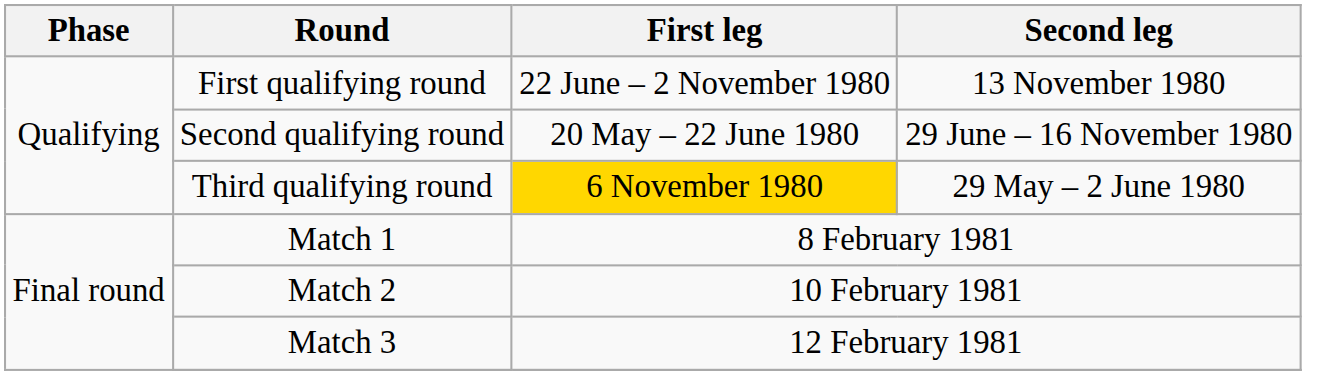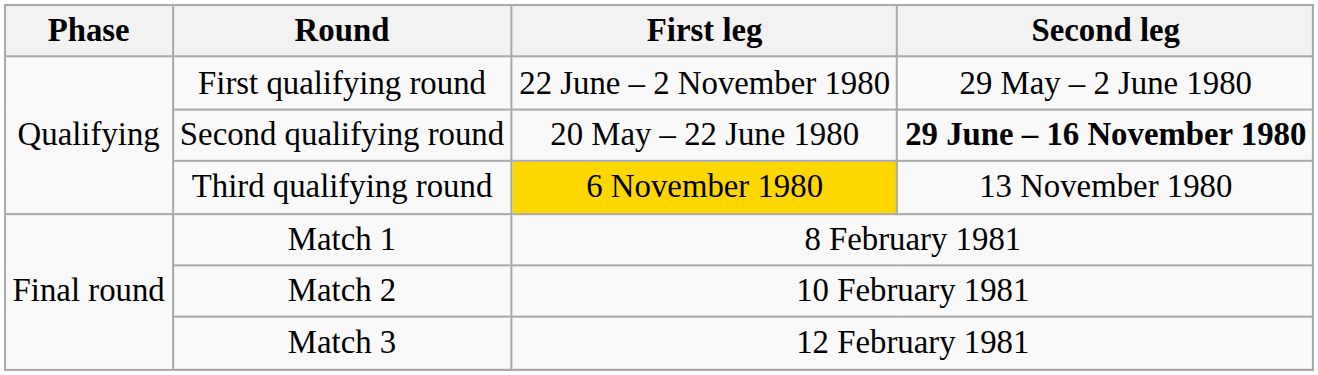(1099, 82) 13 November 1980 -> (1106, 82) 29 May – 2 June 1980
(1099, 134) normal -> (1106, 134) bold
(1099, 186) 29 May – 2 June 1980 -> (1106, 186) 13 November 1980
